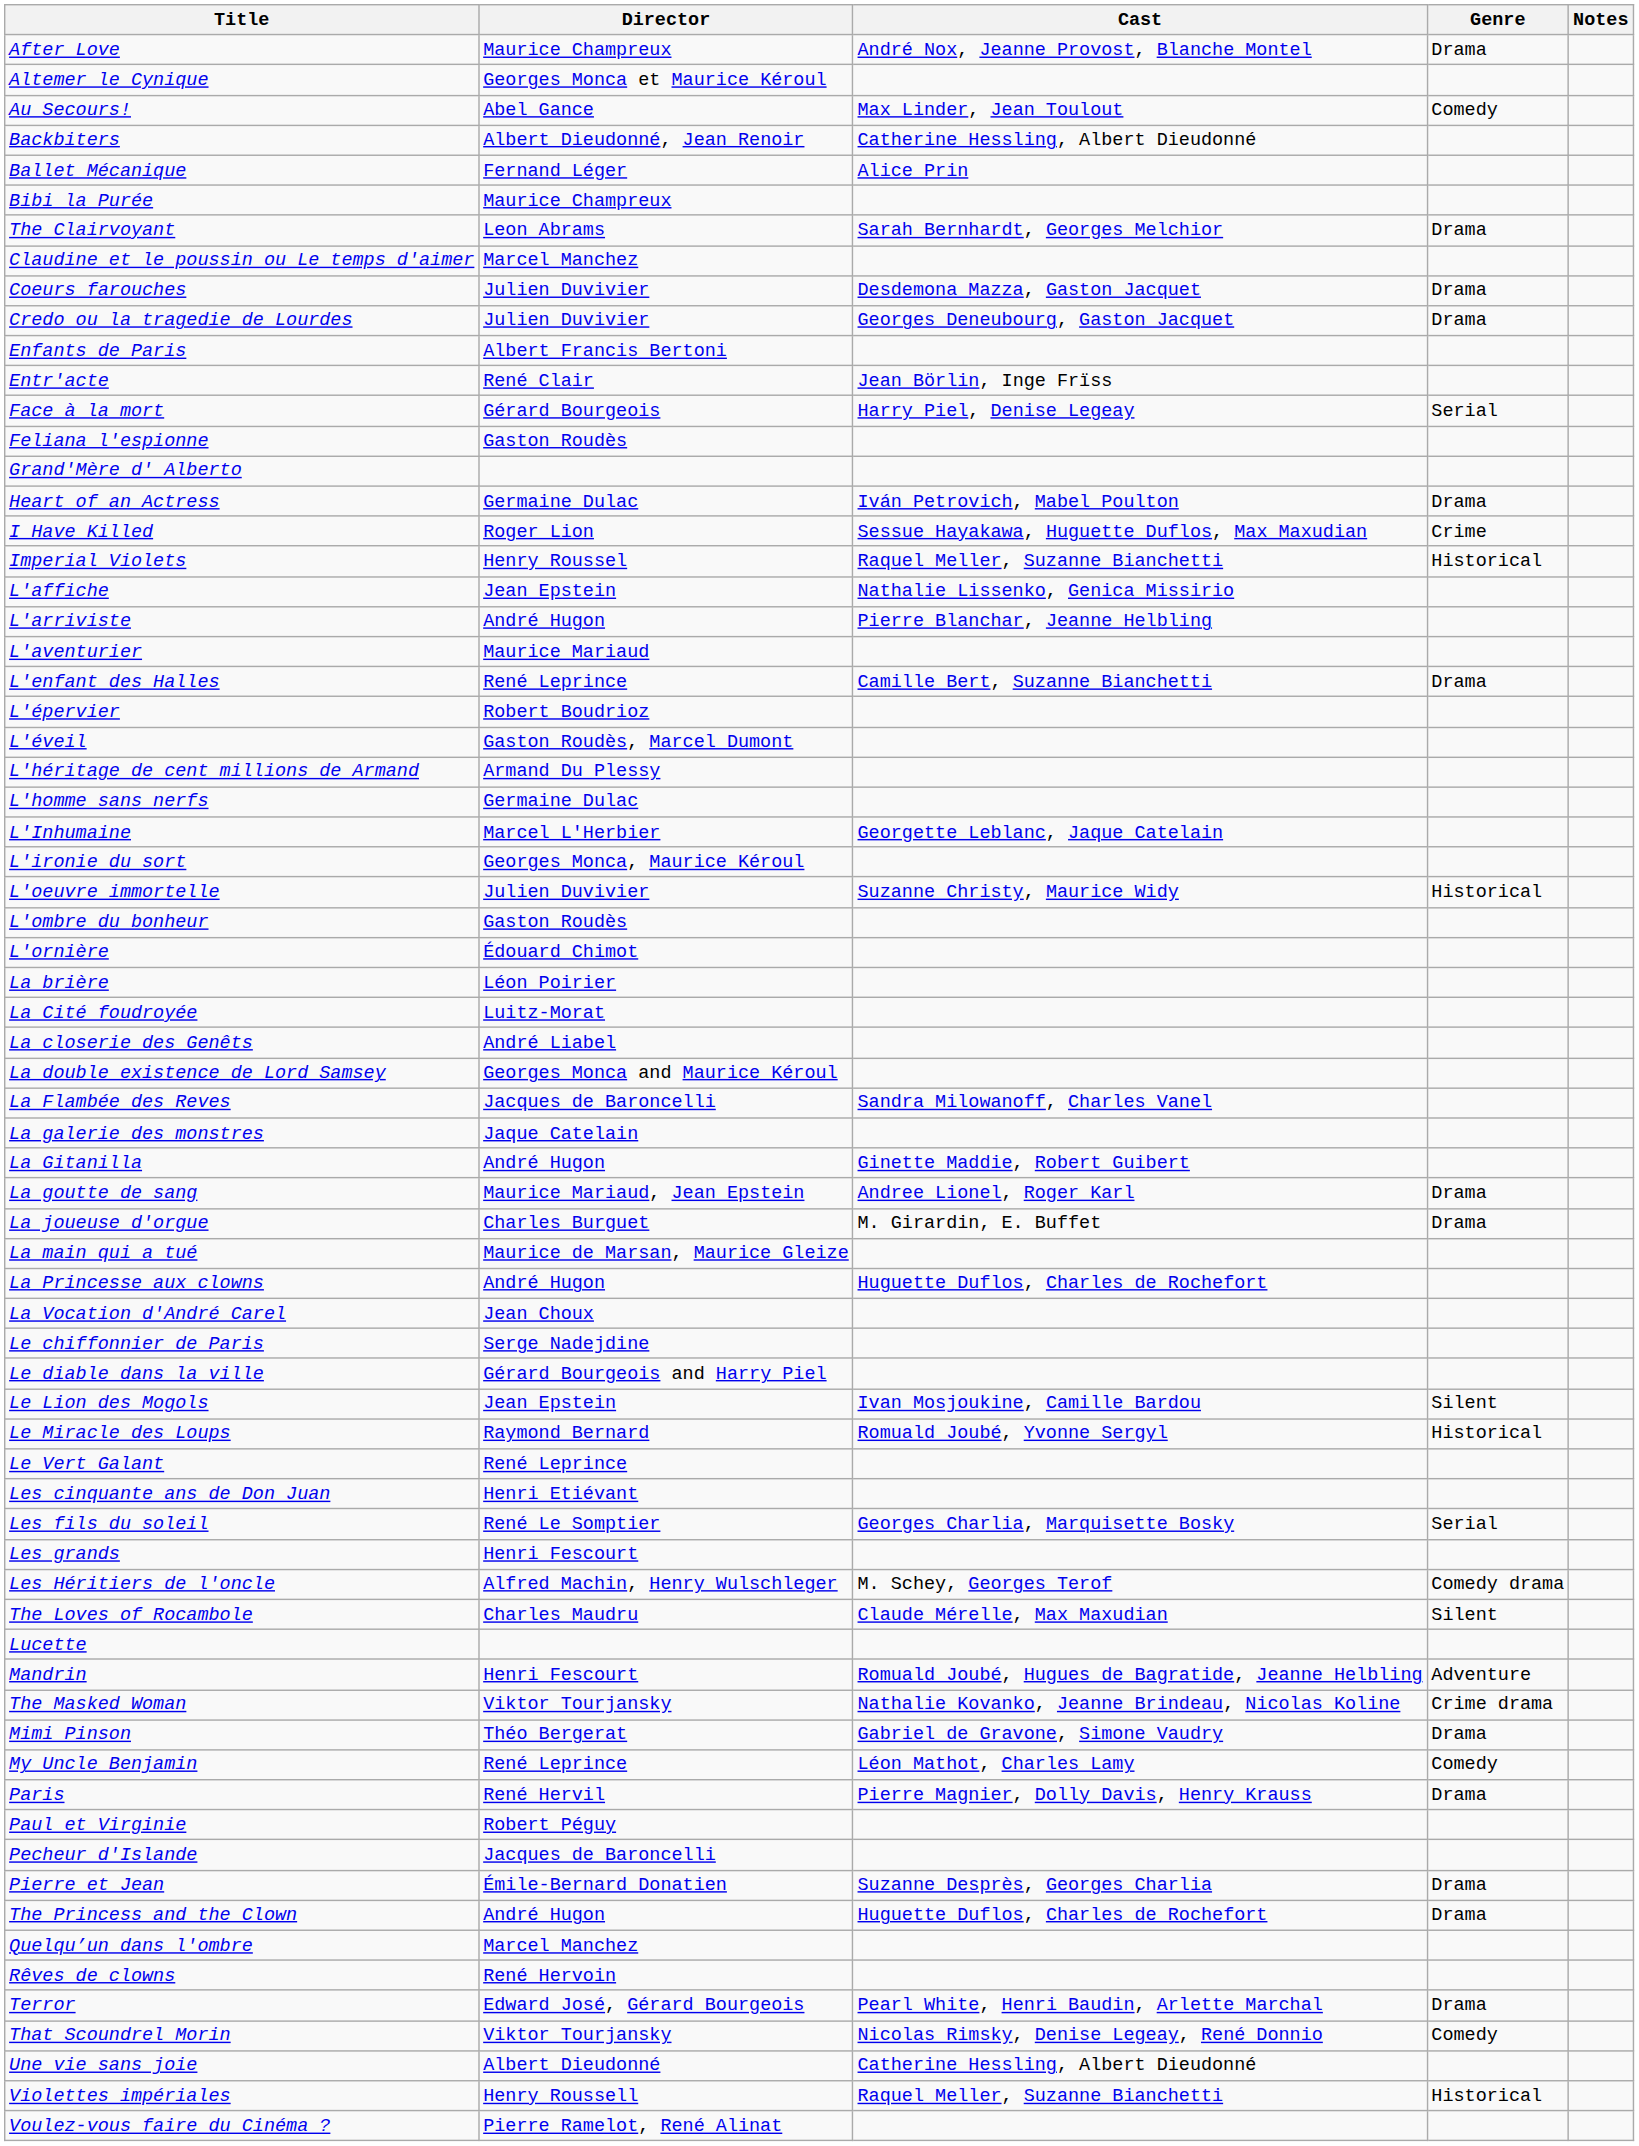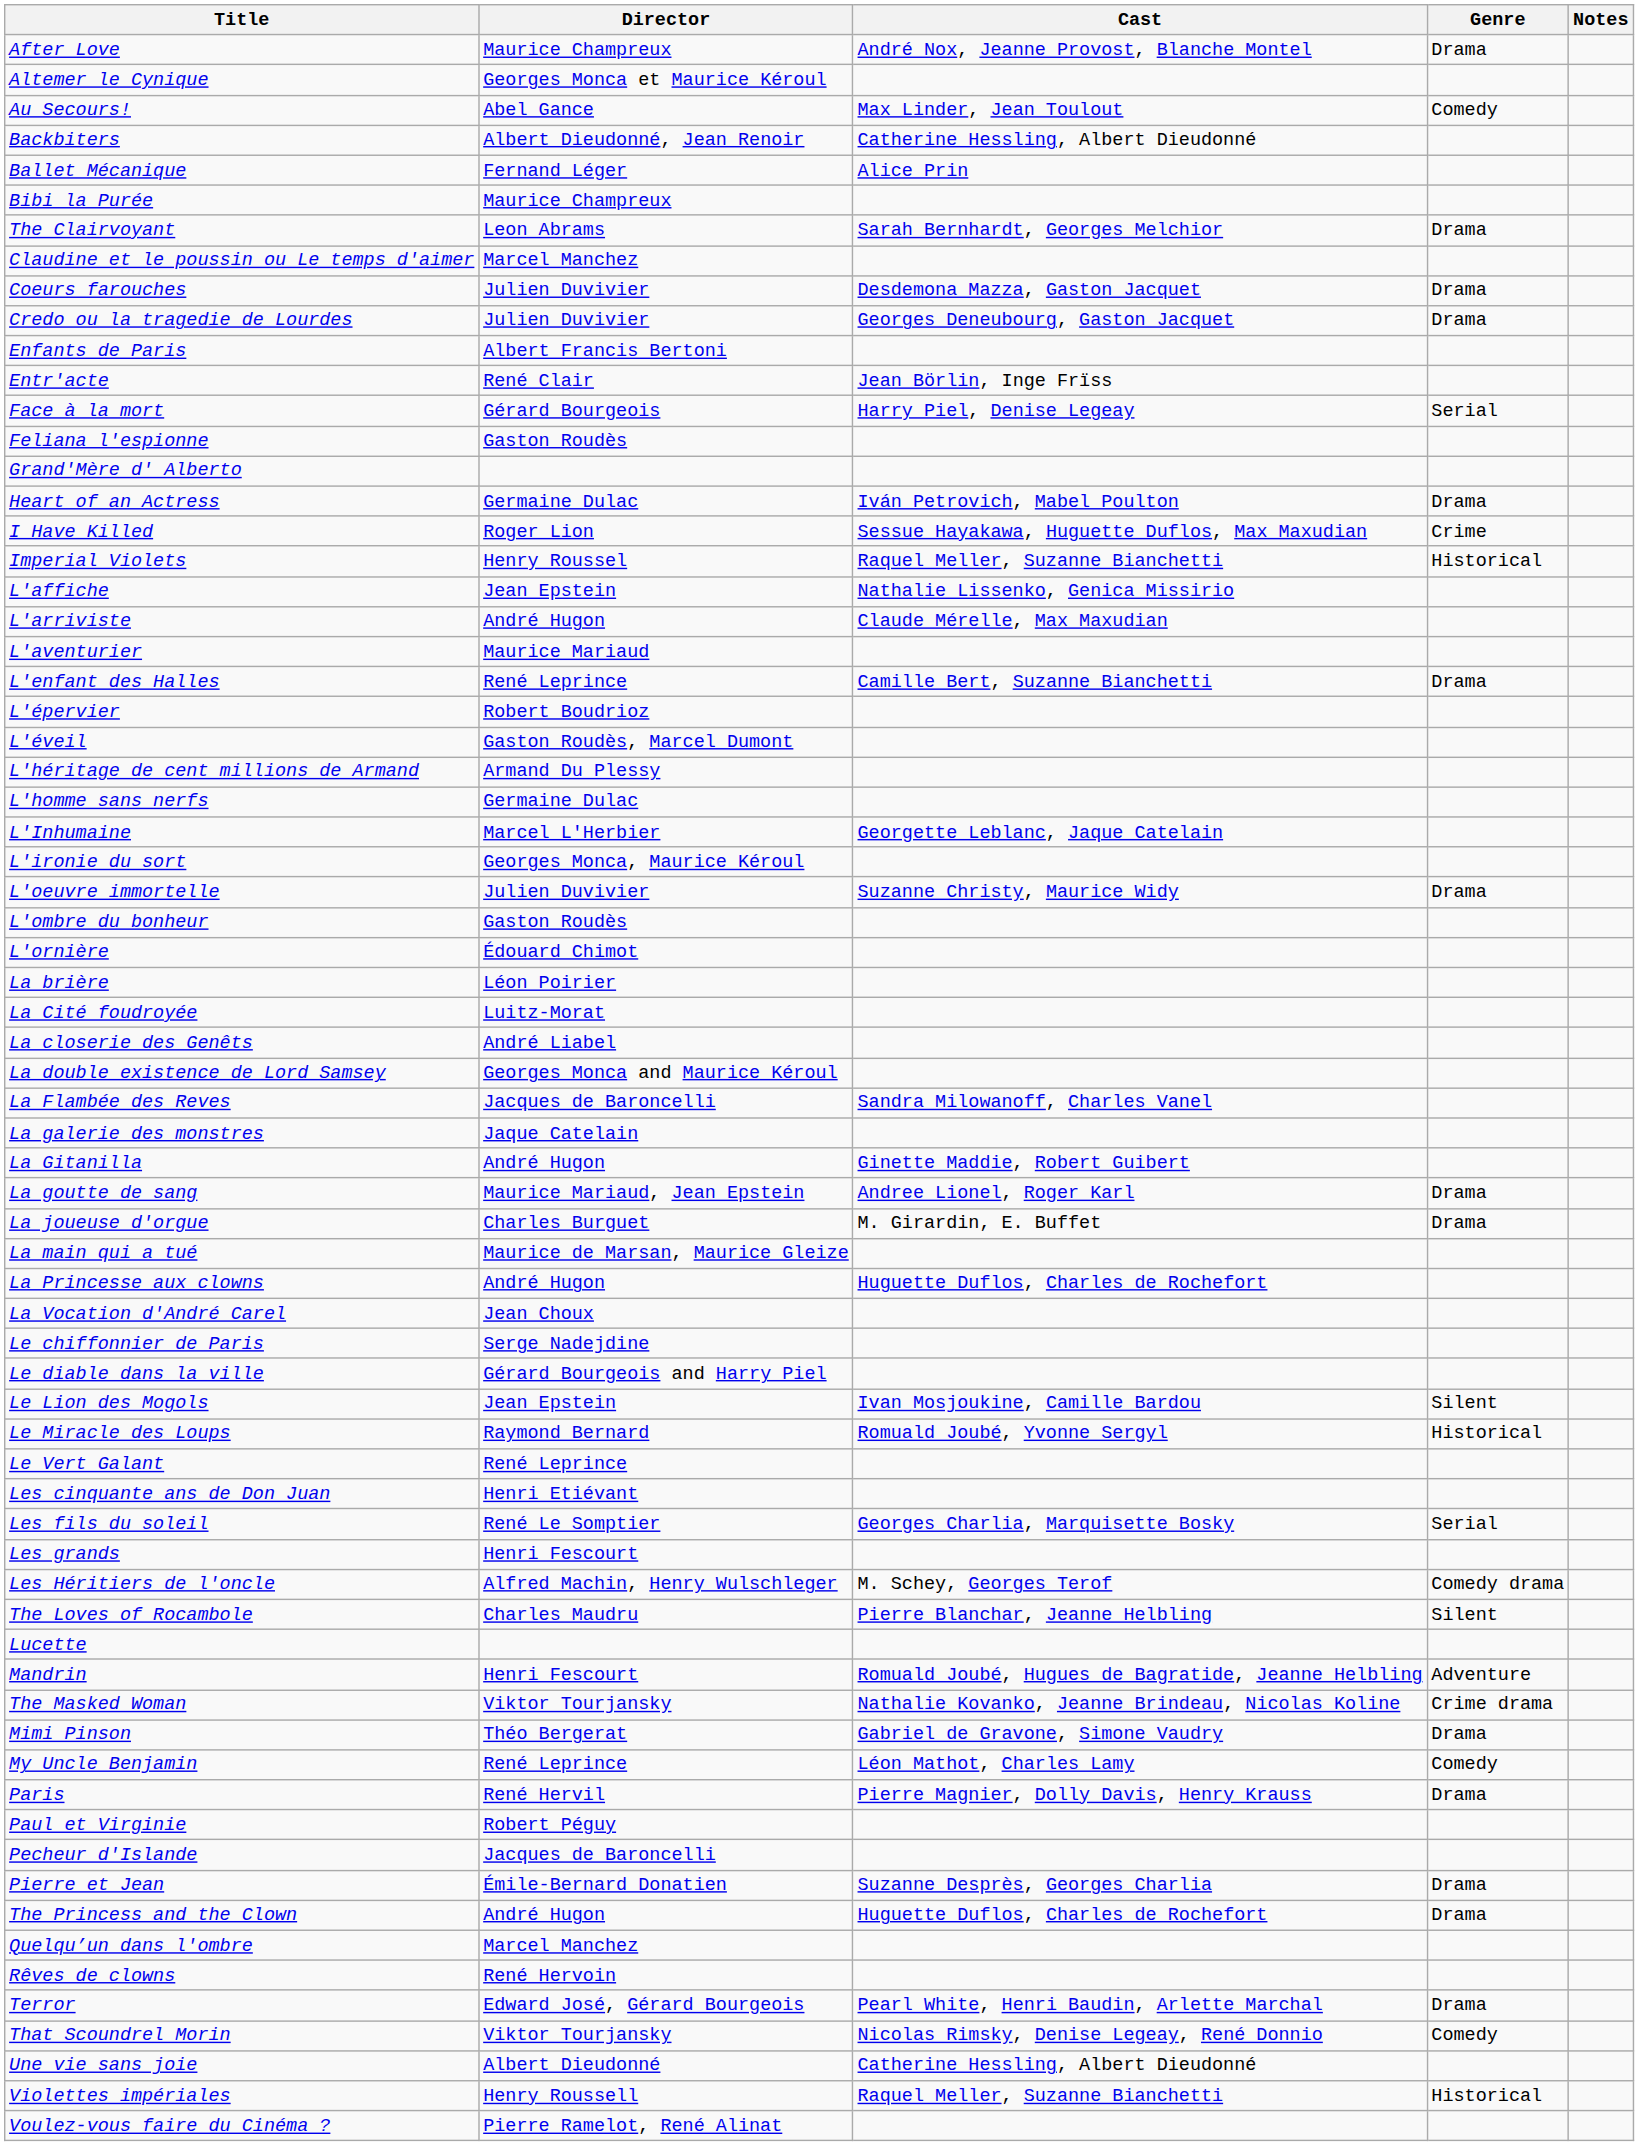(1035, 621) Pierre Blanchar, Jeanne Helbling -> (1013, 621) Claude Mérelle, Max Maxudian
(1487, 892) Historical -> (1459, 892) Drama
(1013, 1614) Claude Mérelle, Max Maxudian -> (1035, 1614) Pierre Blanchar, Jeanne Helbling
